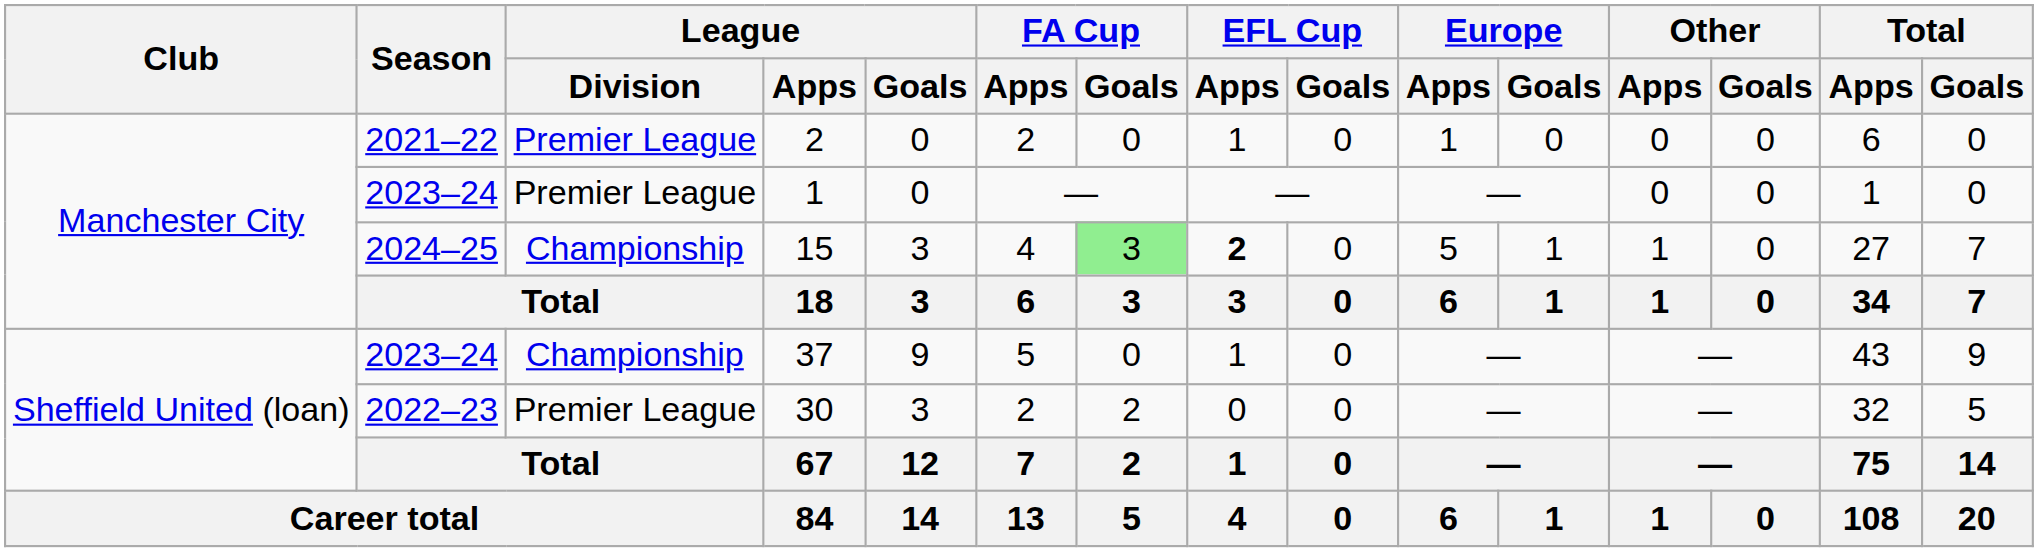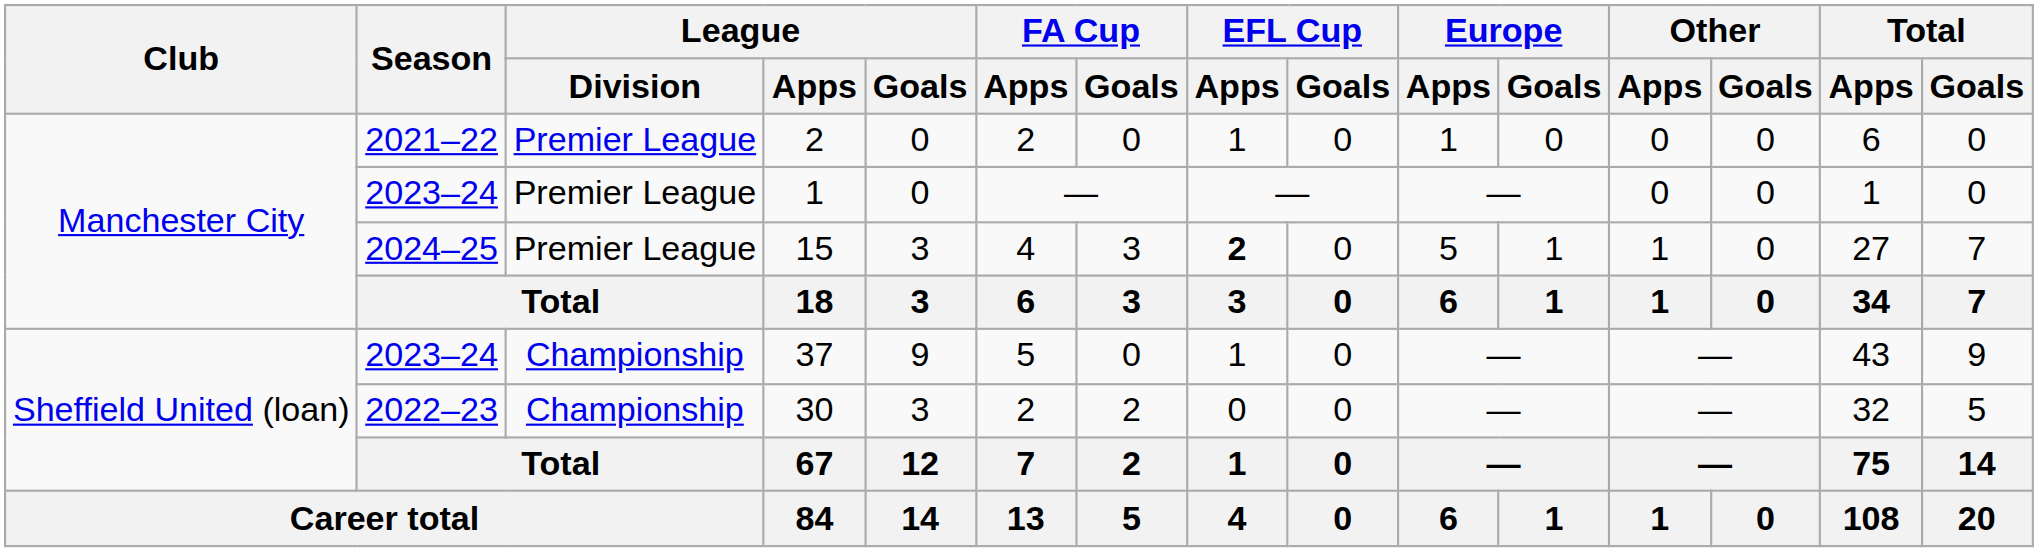(635, 247) Championship -> (635, 247) Premier League
(1131, 247) lightgreen background -> (1131, 247) no background
(635, 409) Premier League -> (635, 409) Championship
